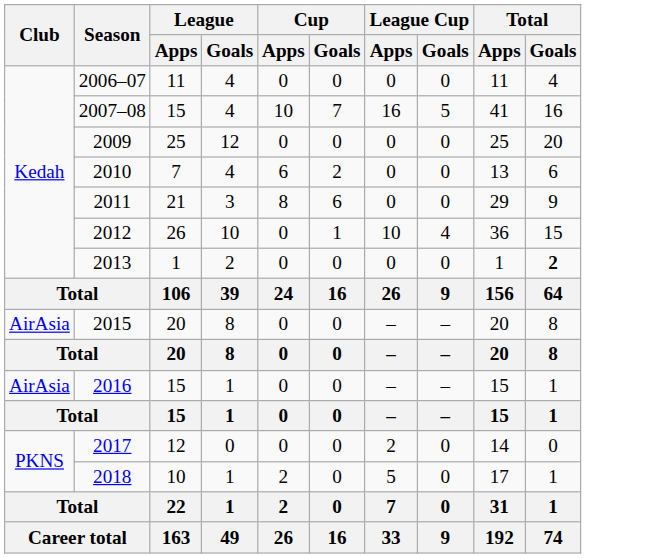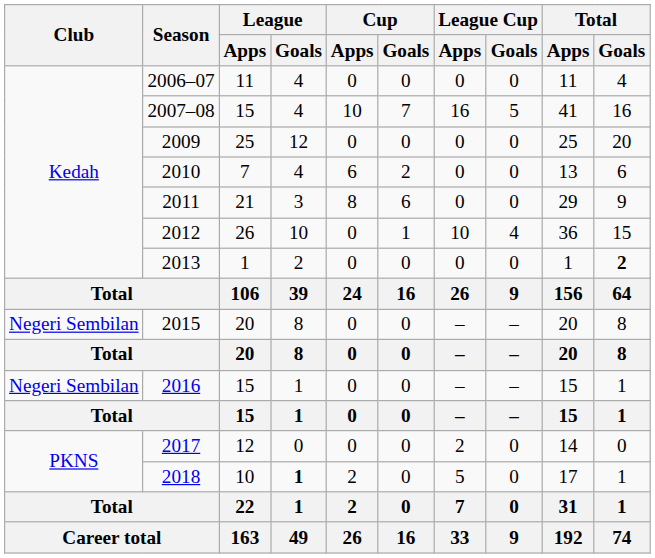(39, 324) AirAsia -> (74, 324) Negeri Sembilan
(39, 385) AirAsia -> (74, 385) Negeri Sembilan
(230, 476) normal -> (299, 476) bold
